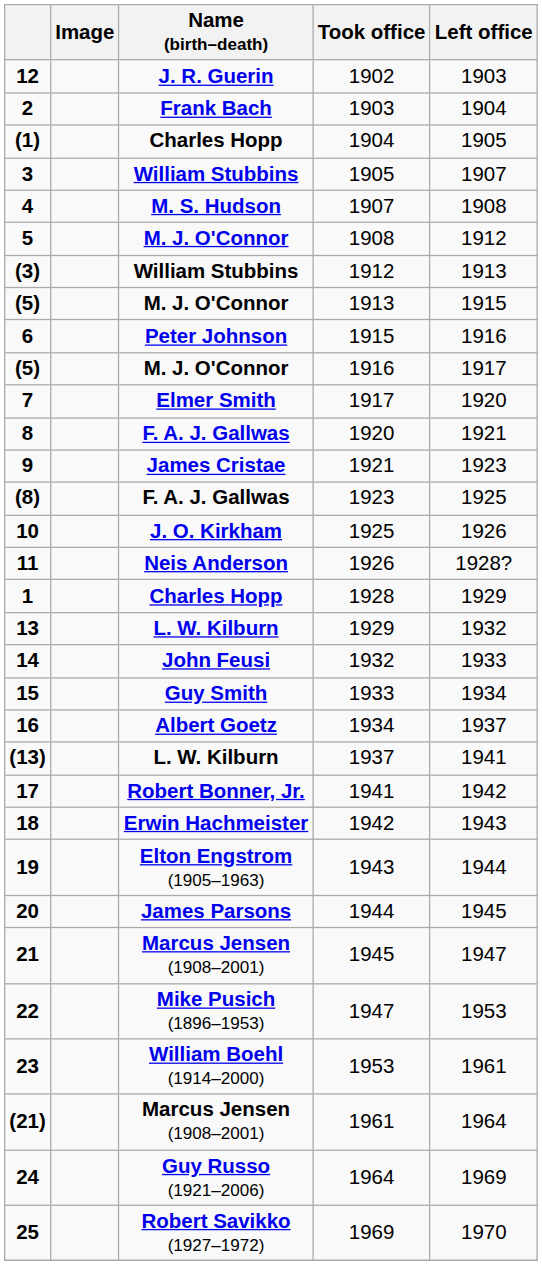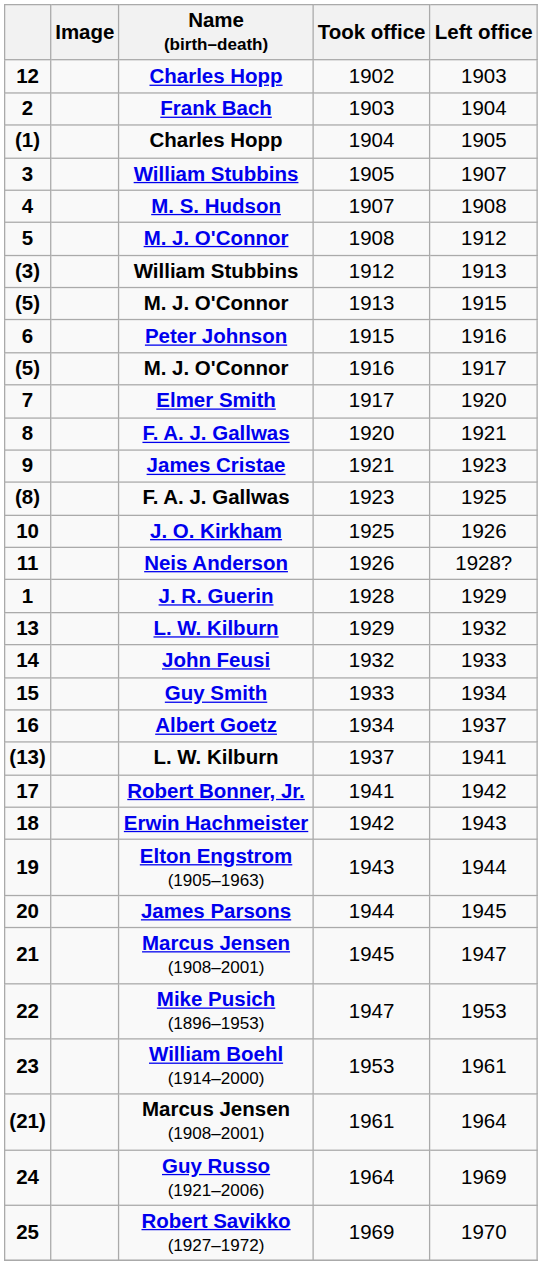(216, 76) J. R. Guerin -> (216, 76) Charles Hopp
(216, 595) Charles Hopp -> (216, 595) J. R. Guerin
